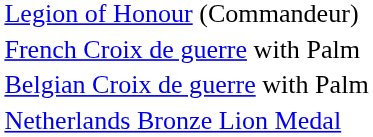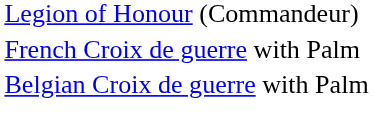- row: (173, 120)
